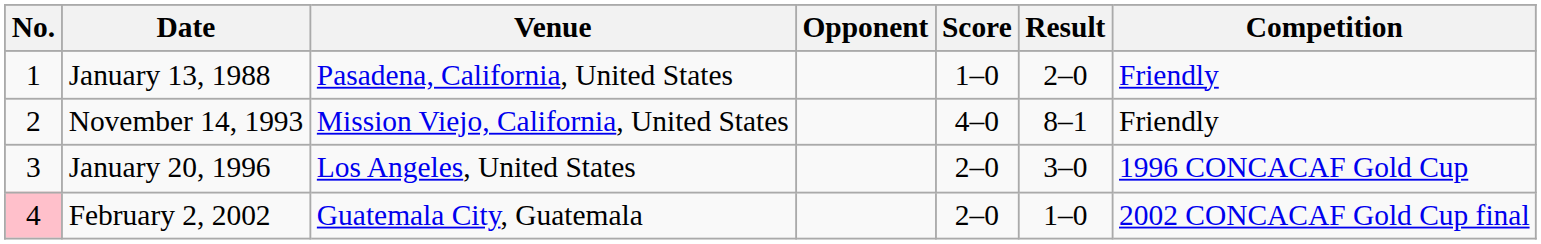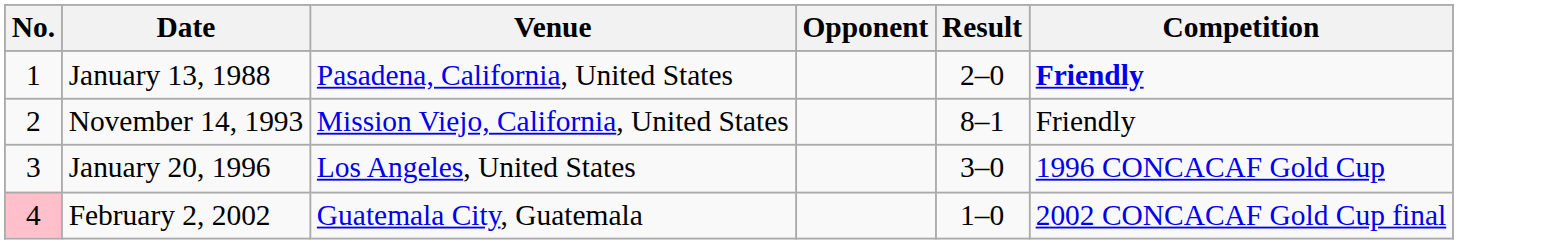- column: (977, 27)
(1169, 74) normal -> (1090, 74) bold
